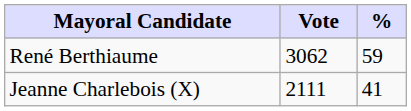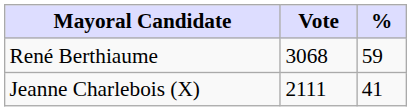(307, 55) 3062 -> (307, 55) 3068
